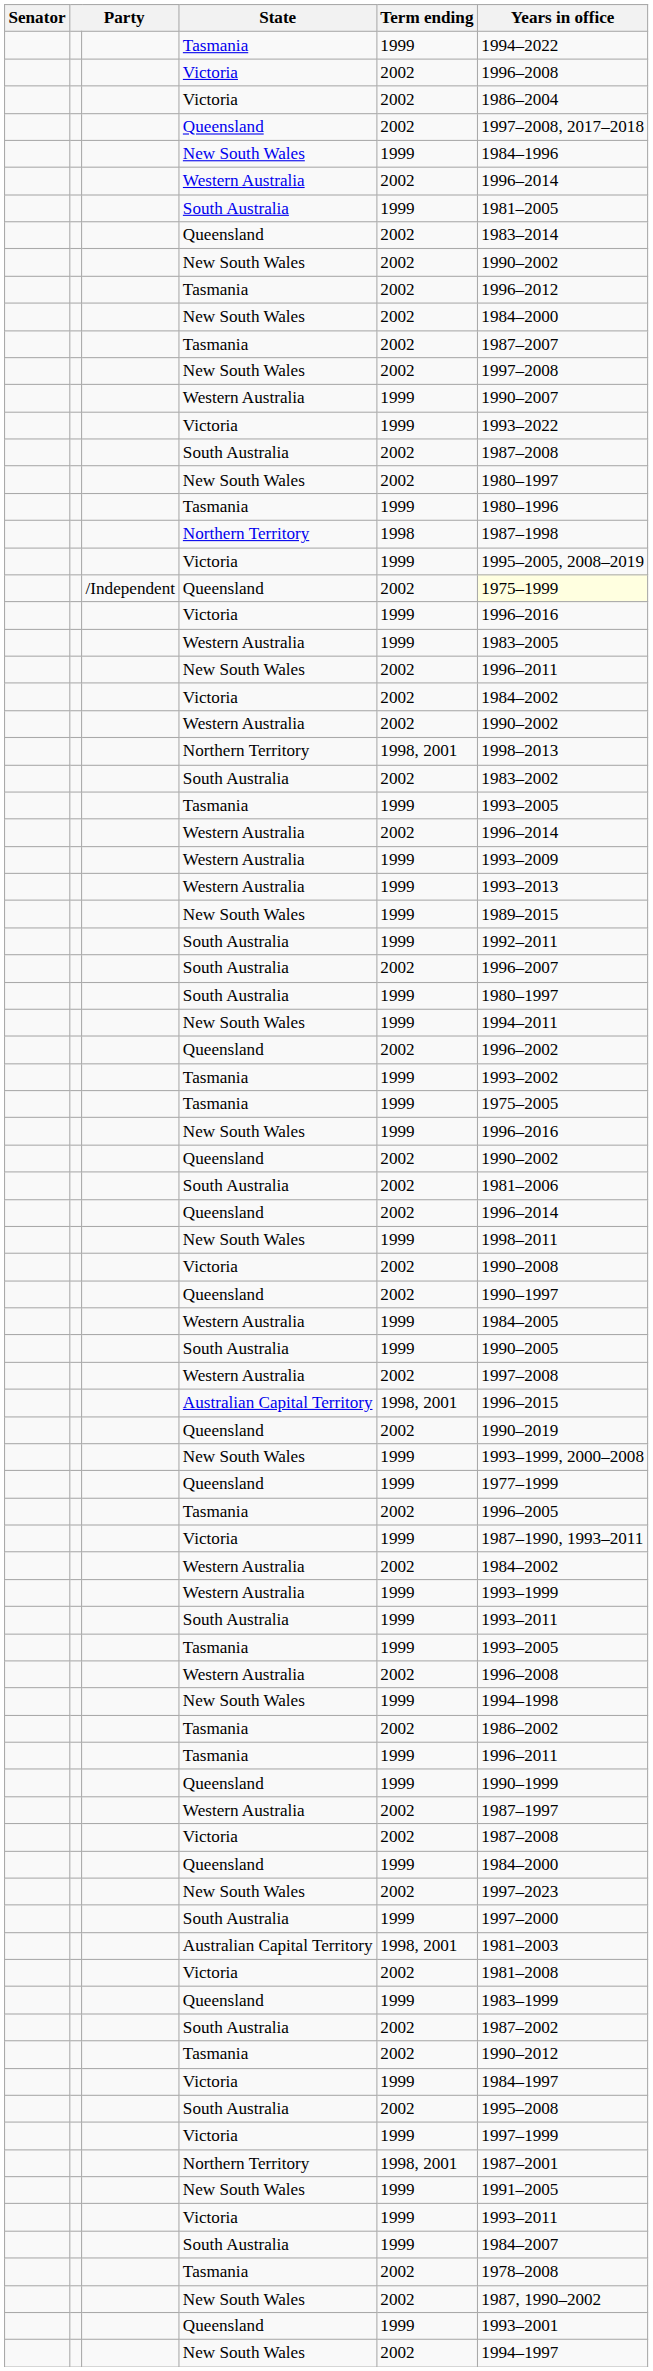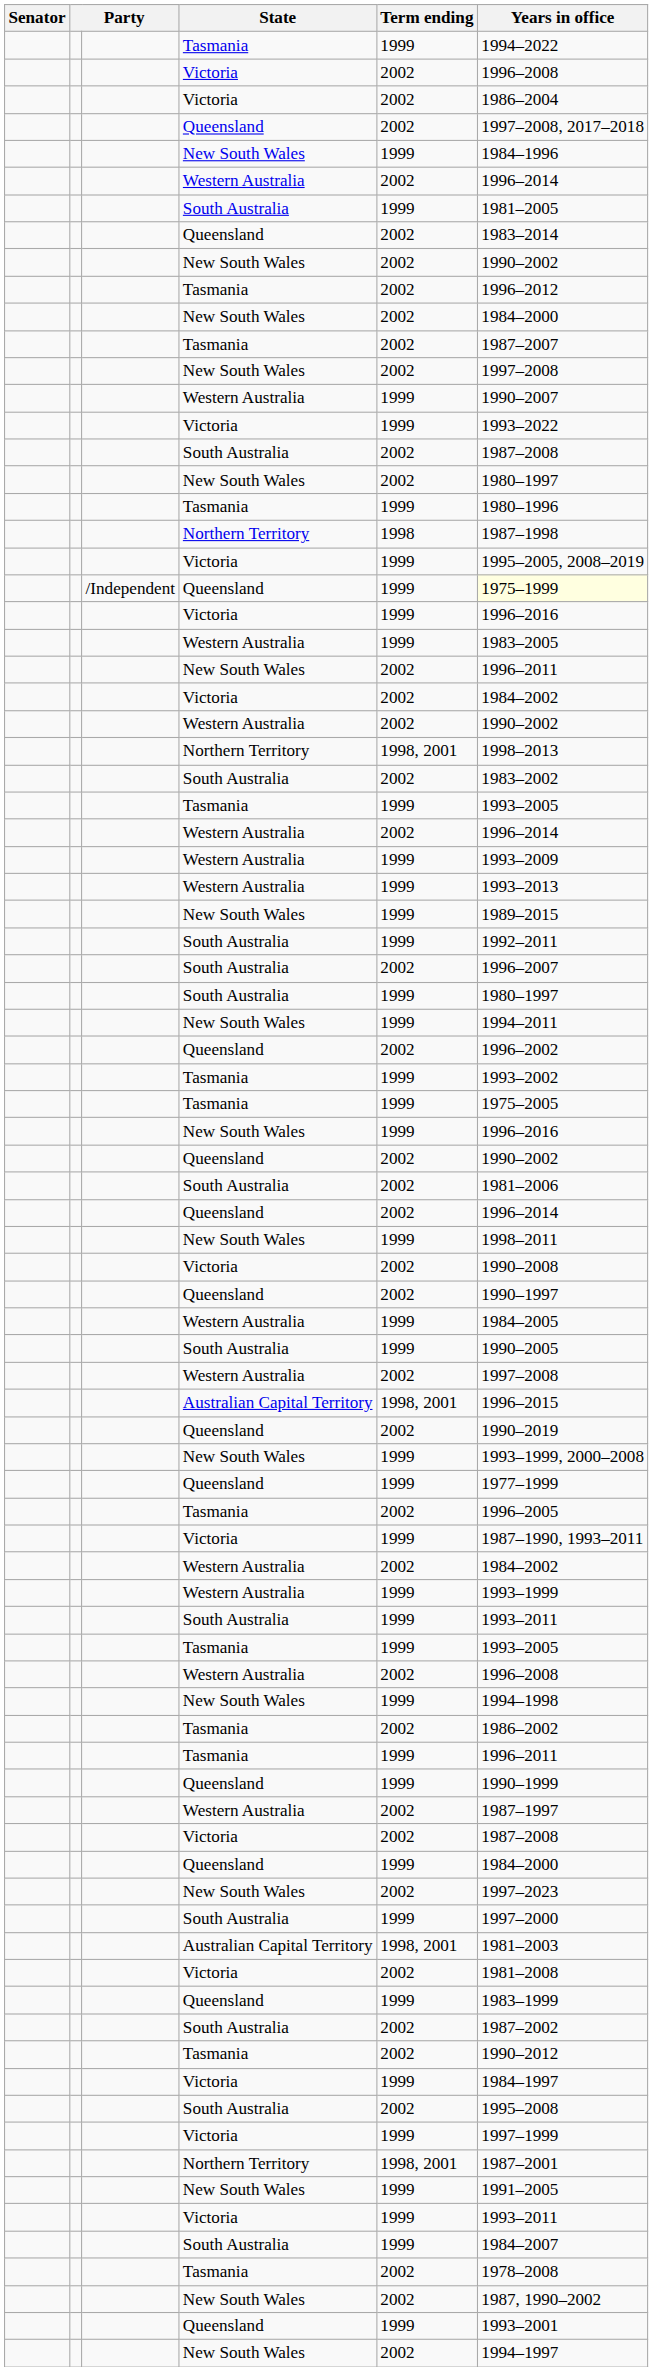(397, 588) 2002 -> (397, 588) 1999
